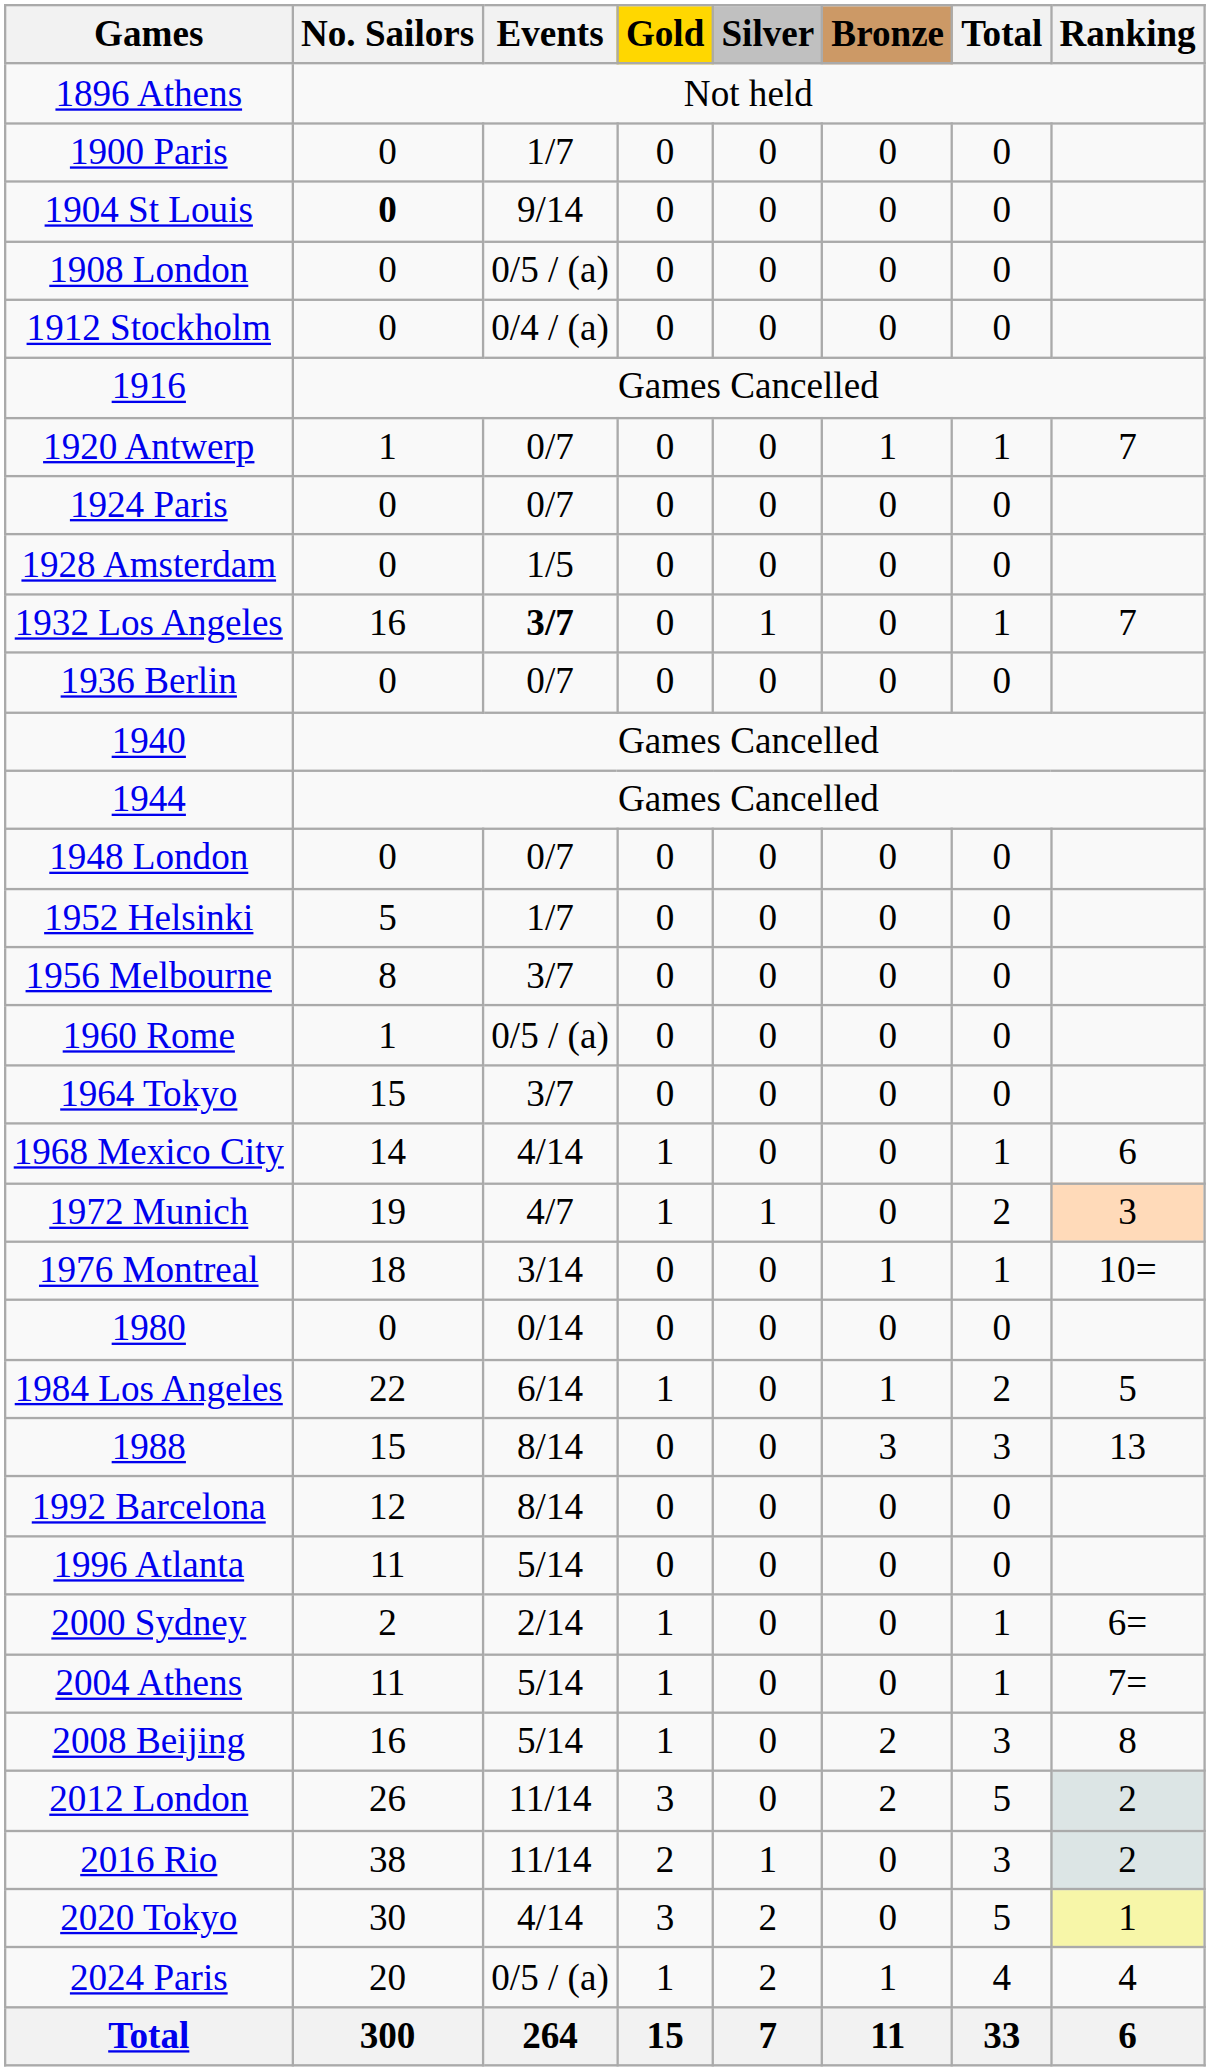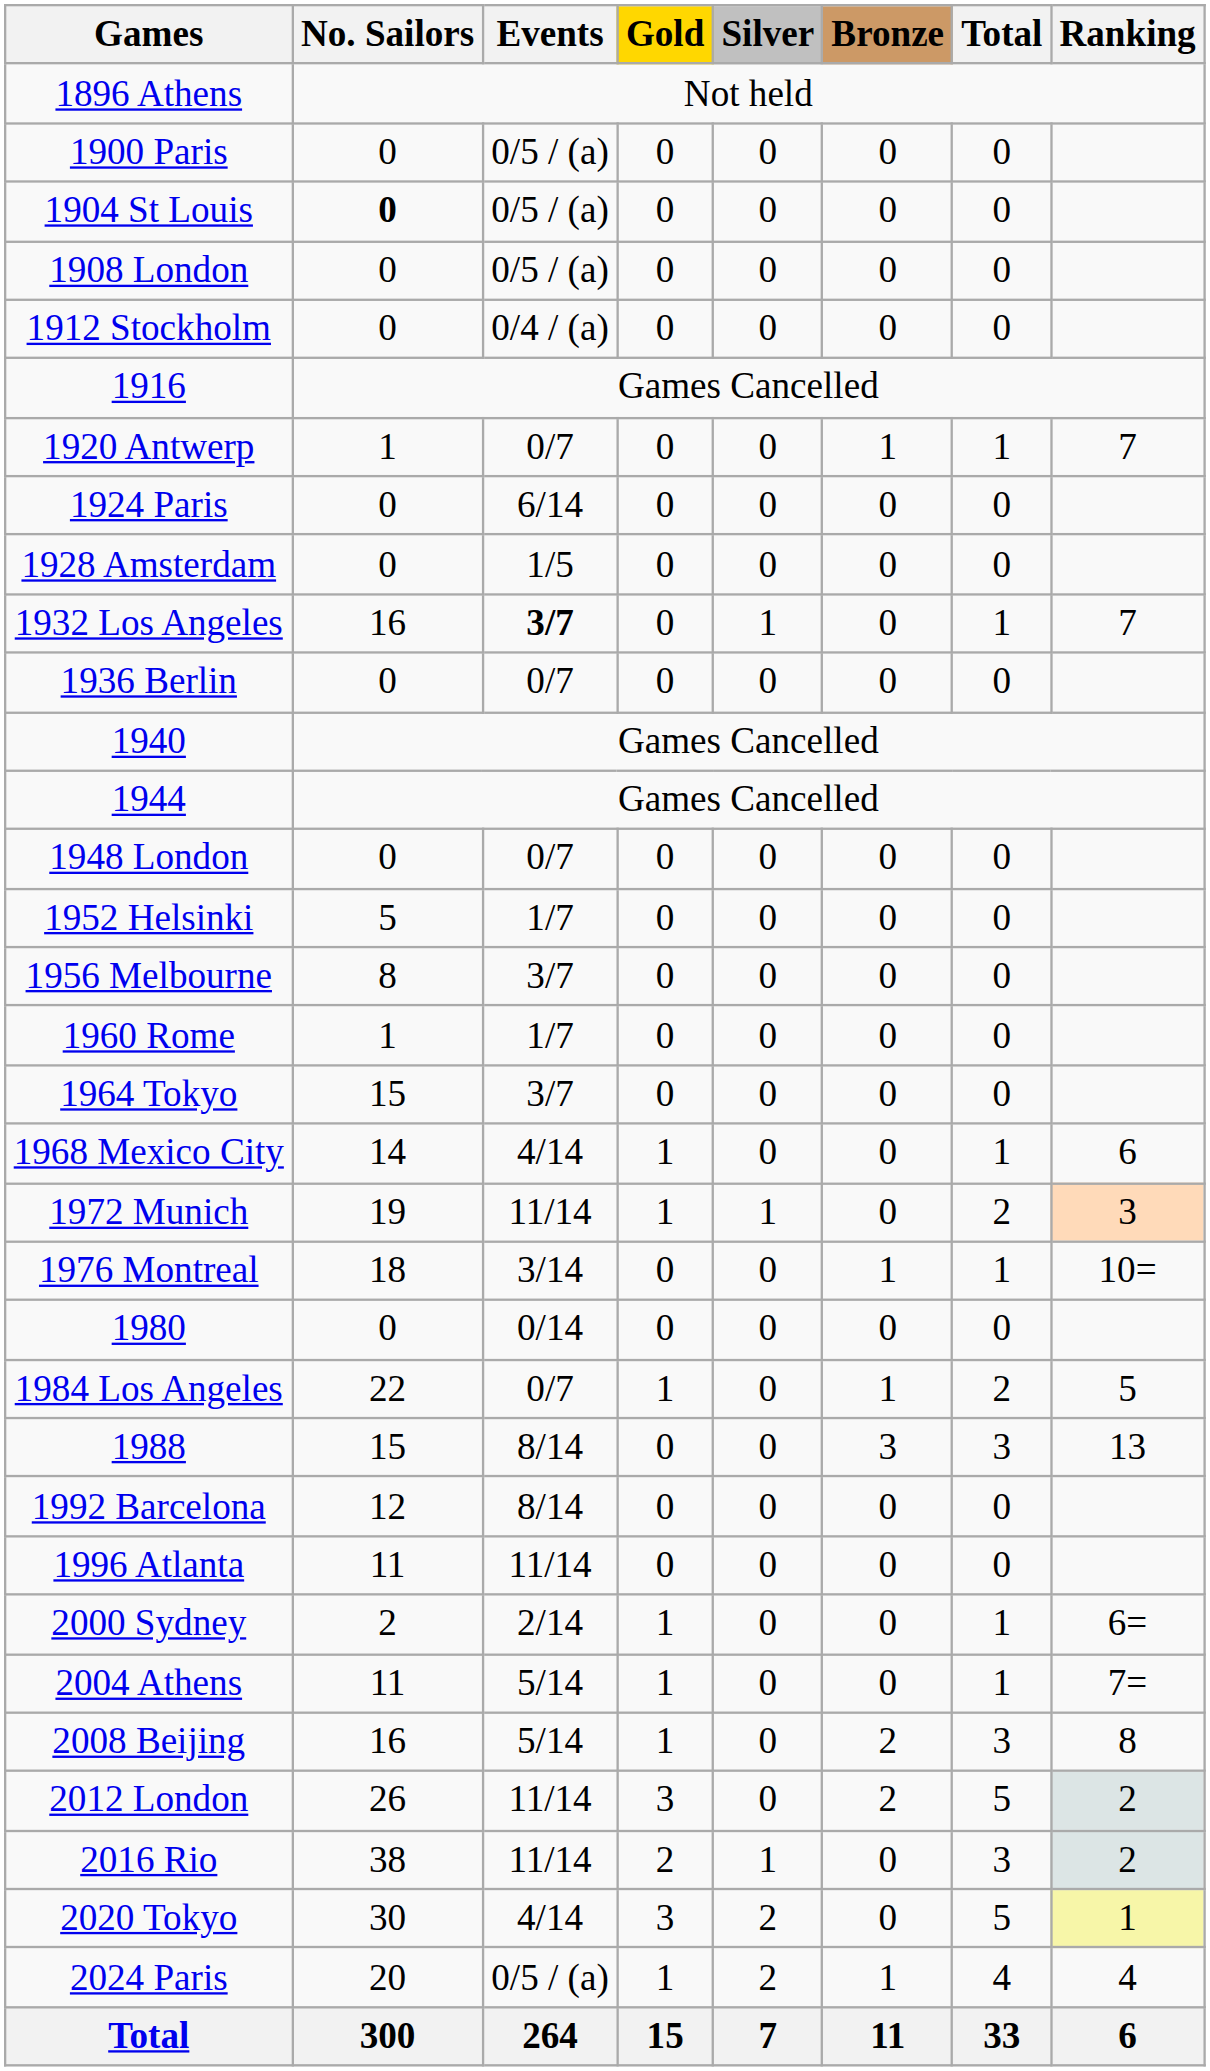(550, 151) 1/7 -> (550, 151) 0/5 / (a)
(550, 210) 9/14 -> (550, 210) 0/5 / (a)
(550, 504) 0/7 -> (550, 504) 6/14
(550, 1034) 0/5 / (a) -> (550, 1034) 1/7
(550, 1211) 4/7 -> (550, 1211) 11/14
(550, 1387) 6/14 -> (550, 1387) 0/7
(550, 1564) 5/14 -> (550, 1564) 11/14
